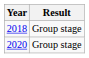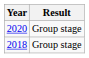rows swapped: (17, 28) <-> (17, 45)
